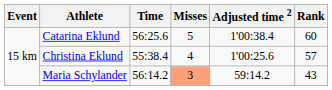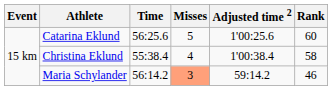(252, 37) 1'00:38.4 -> (252, 37) 1'00:25.6
(252, 56) 1'00:25.6 -> (252, 56) 1'00:38.4
(311, 56) 57 -> (311, 56) 58
(311, 76) 43 -> (311, 76) 46
